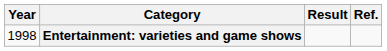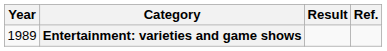(22, 35) 1998 -> (22, 35) 1989
